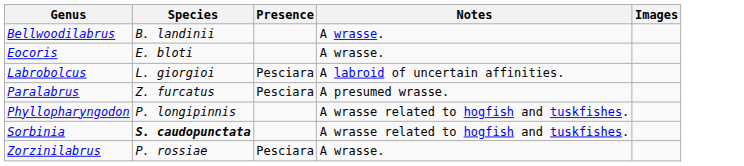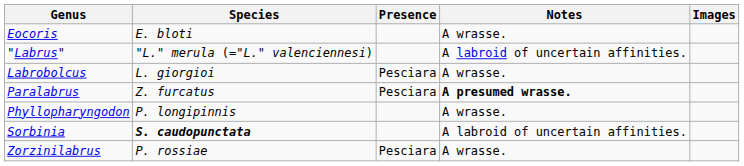- row: (61, 34)
+ row: (36, 53)
(442, 73) A labroid of uncertain affinities. -> (474, 73) A wrasse.
(384, 92) normal -> (507, 92) bold
(474, 112) A wrasse related to hogfish and tuskfishes. -> (474, 112) A wrasse.
(474, 131) A wrasse related to hogfish and tuskfishes. -> (564, 131) A labroid of uncertain affinities.
